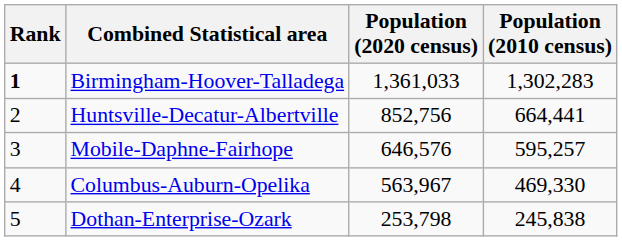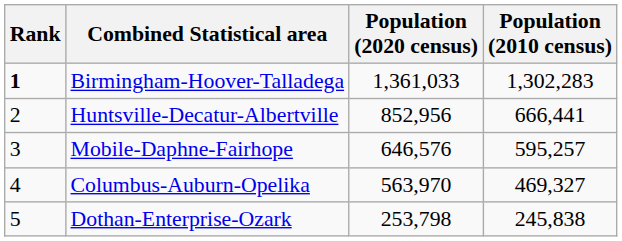(416, 115) 852,756 -> (416, 115) 852,956
(550, 115) 664,441 -> (550, 115) 666,441
(416, 184) 563,967 -> (416, 184) 563,970
(550, 184) 469,330 -> (550, 184) 469,327
